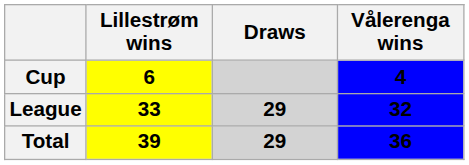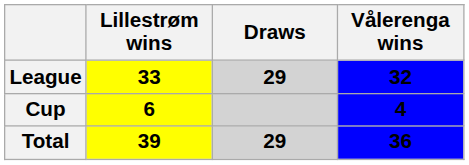rows swapped: (46, 109) <-> (46, 76)
